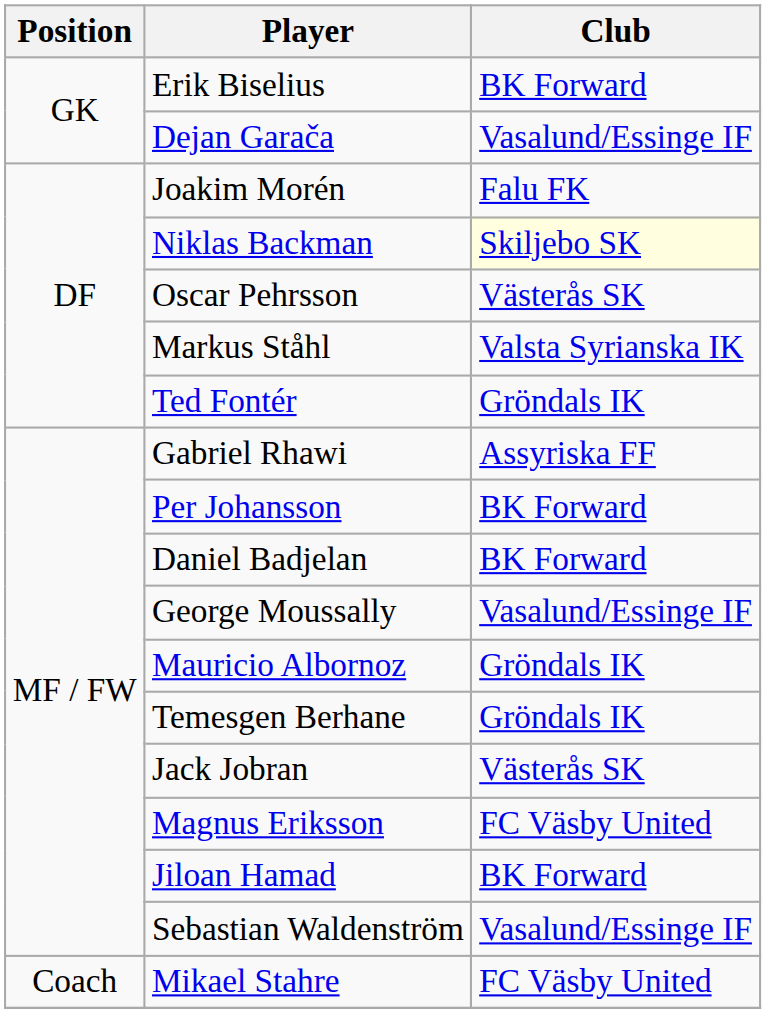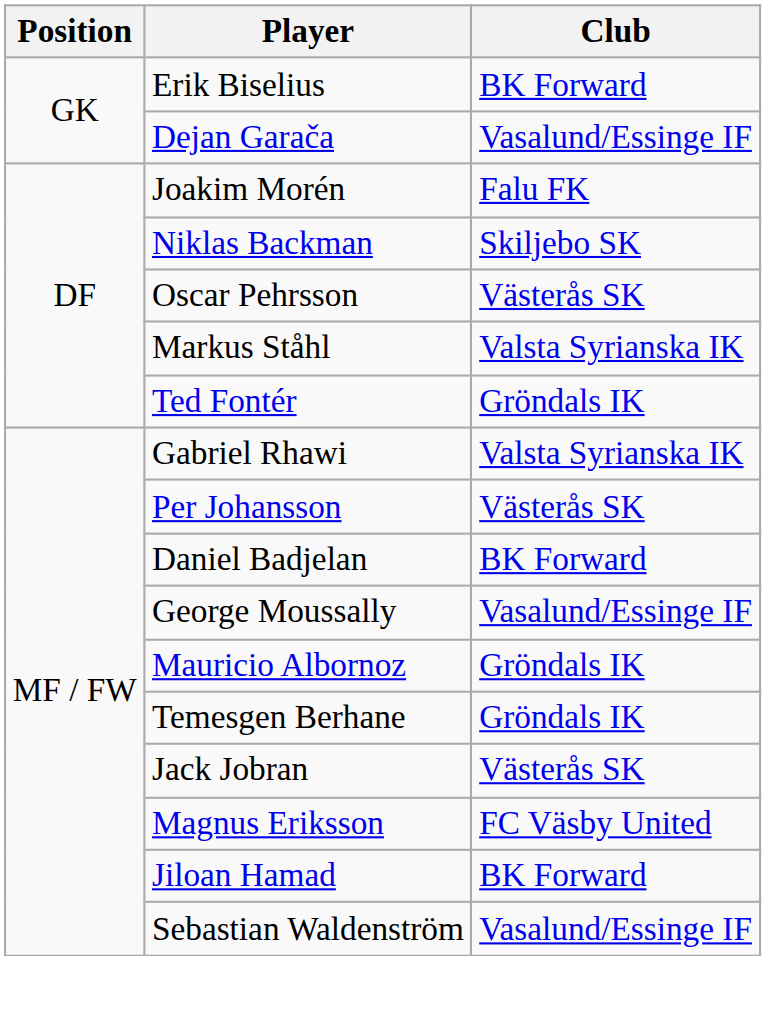(560, 242) lightyellow background -> (560, 242) no background
(568, 453) Assyriska FF -> (611, 453) Valsta Syrianska IK
(563, 506) BK Forward -> (562, 506) Västerås SK
- row: (246, 981)
